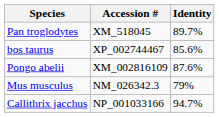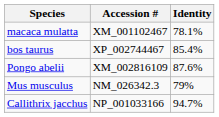+ row: (42, 31)
- row: (42, 31)
(188, 49) 85.6% -> (188, 49) 85.4%
